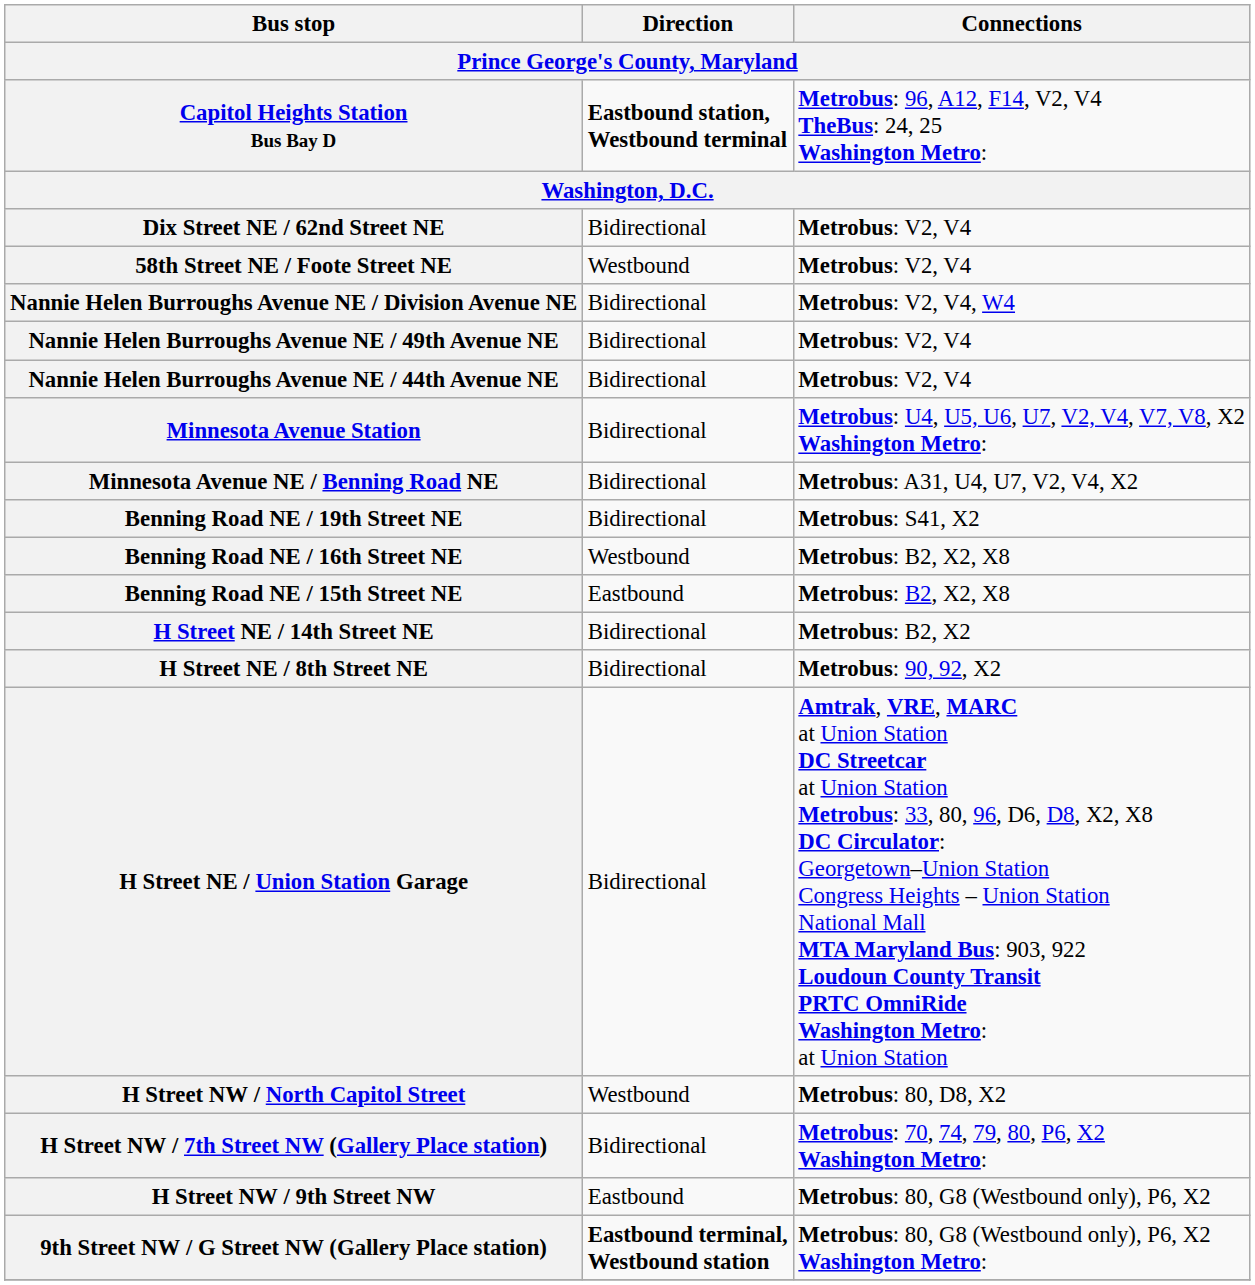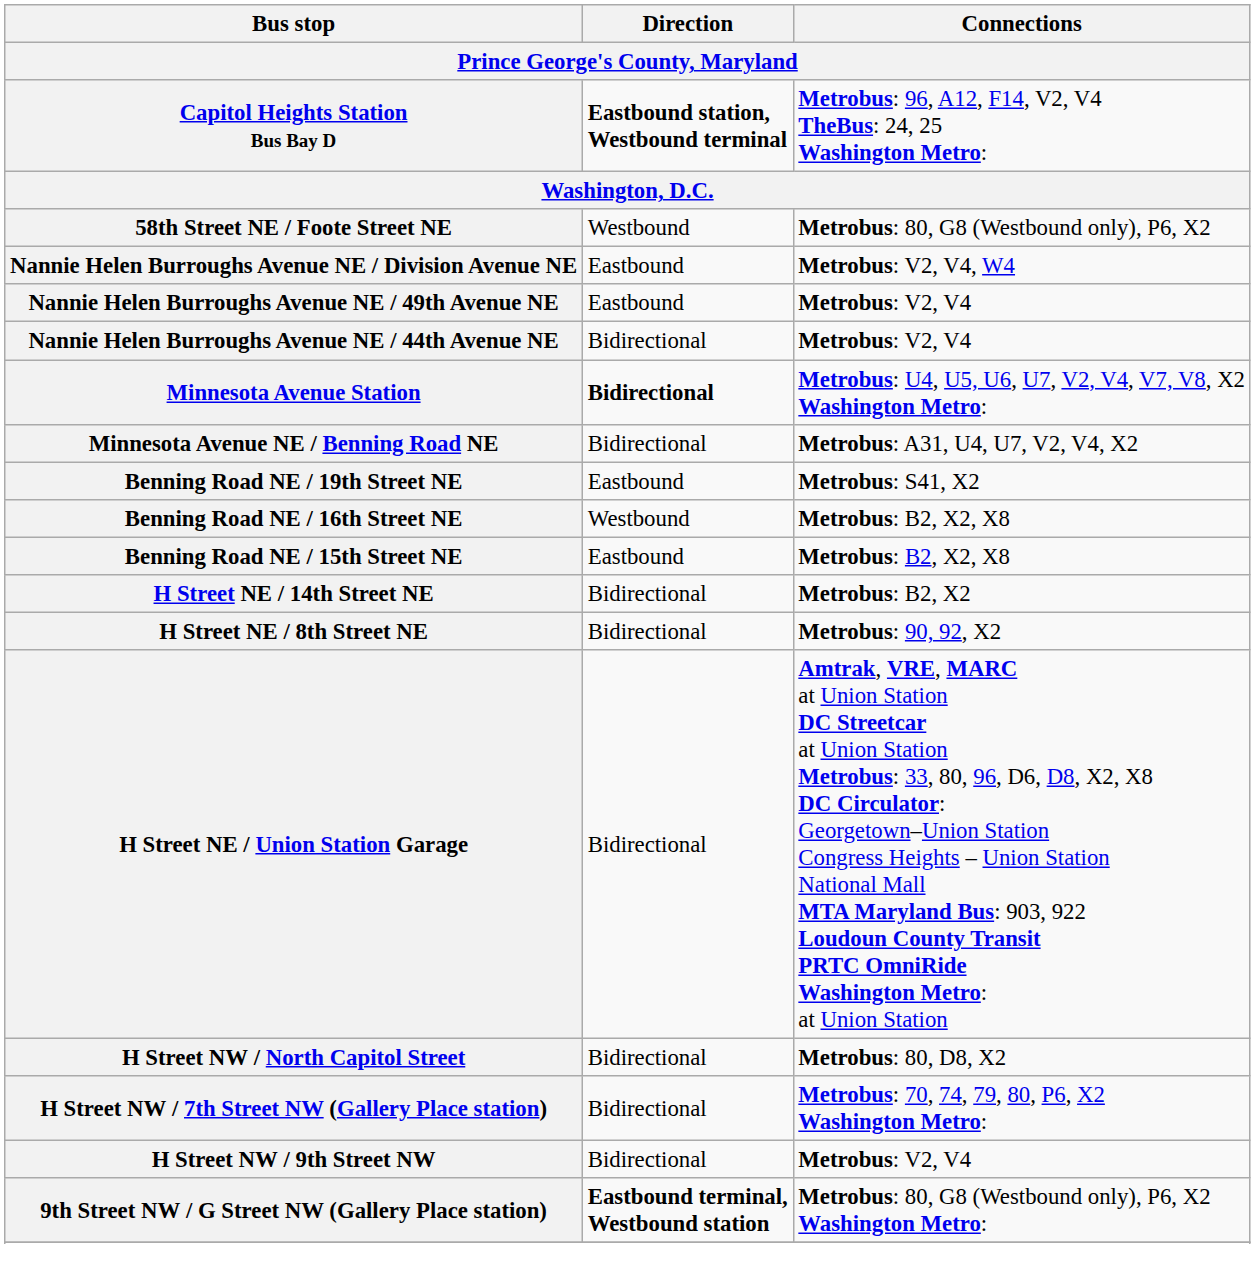- row: (294, 227)
(885, 265) Metrobus: V2, V4 -> (1004, 227) Metrobus: 80, G8 (Westbound only), P6, X2
(647, 303) Bidirectional -> (636, 265) Eastbound
(647, 340) Bidirectional -> (636, 303) Eastbound
(647, 429) normal -> (651, 391) bold
(647, 518) Bidirectional -> (636, 480) Eastbound
(639, 1094) Westbound -> (647, 1056) Bidirectional
(636, 1196) Eastbound -> (647, 1159) Bidirectional
(1004, 1196) Metrobus: 80, G8 (Westbound only), P6, X2 -> (885, 1159) Metrobus: V2, V4
